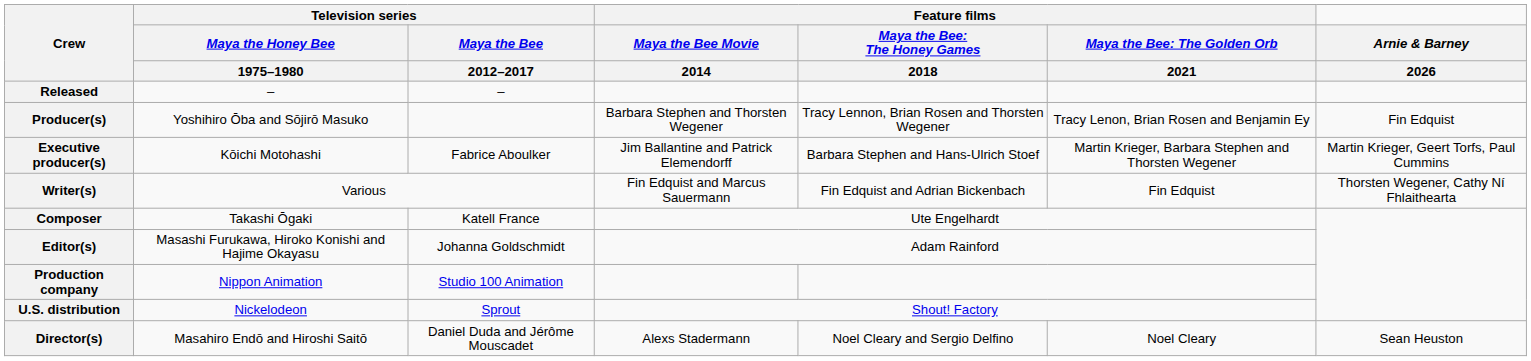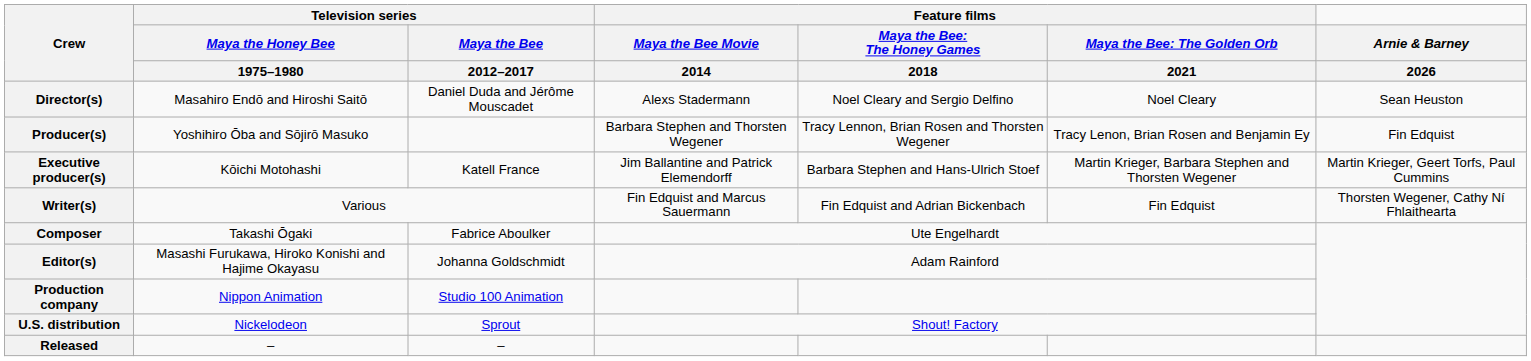rows swapped: (69, 338) <-> (69, 91)
(501, 155) Fabrice Aboulker -> (501, 169) Katell France
(501, 218) Katell France -> (501, 233) Fabrice Aboulker
